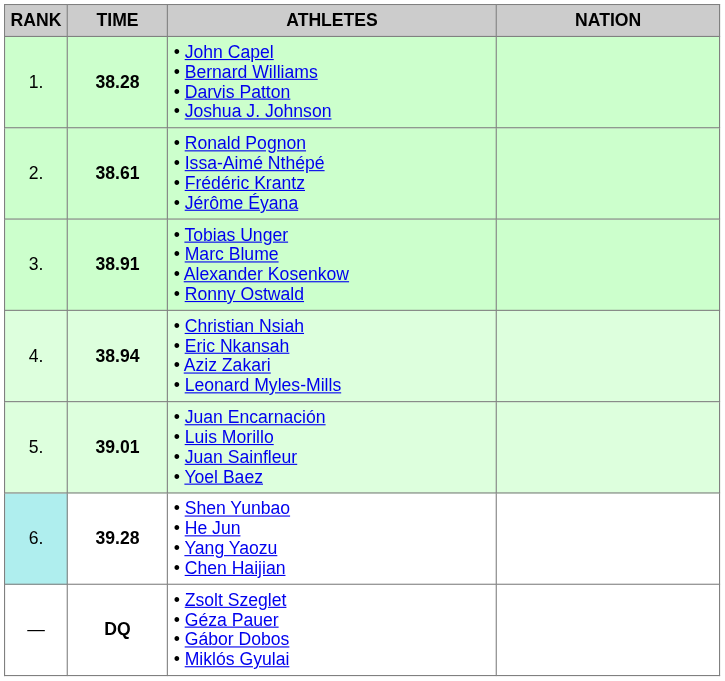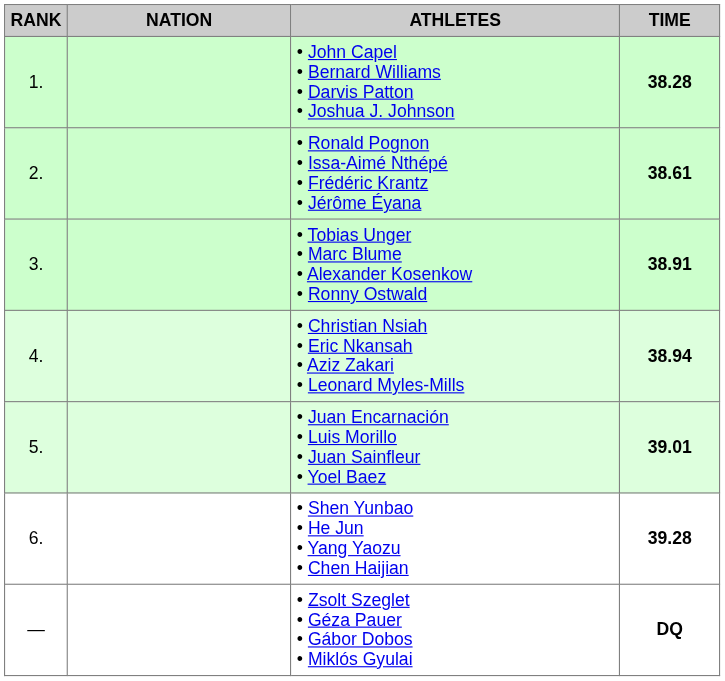columns swapped: (608, 20) <-> (118, 20)
(36, 538) paleturquoise background -> (36, 538) no background
